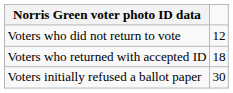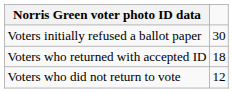rows swapped: (104, 77) <-> (94, 35)
